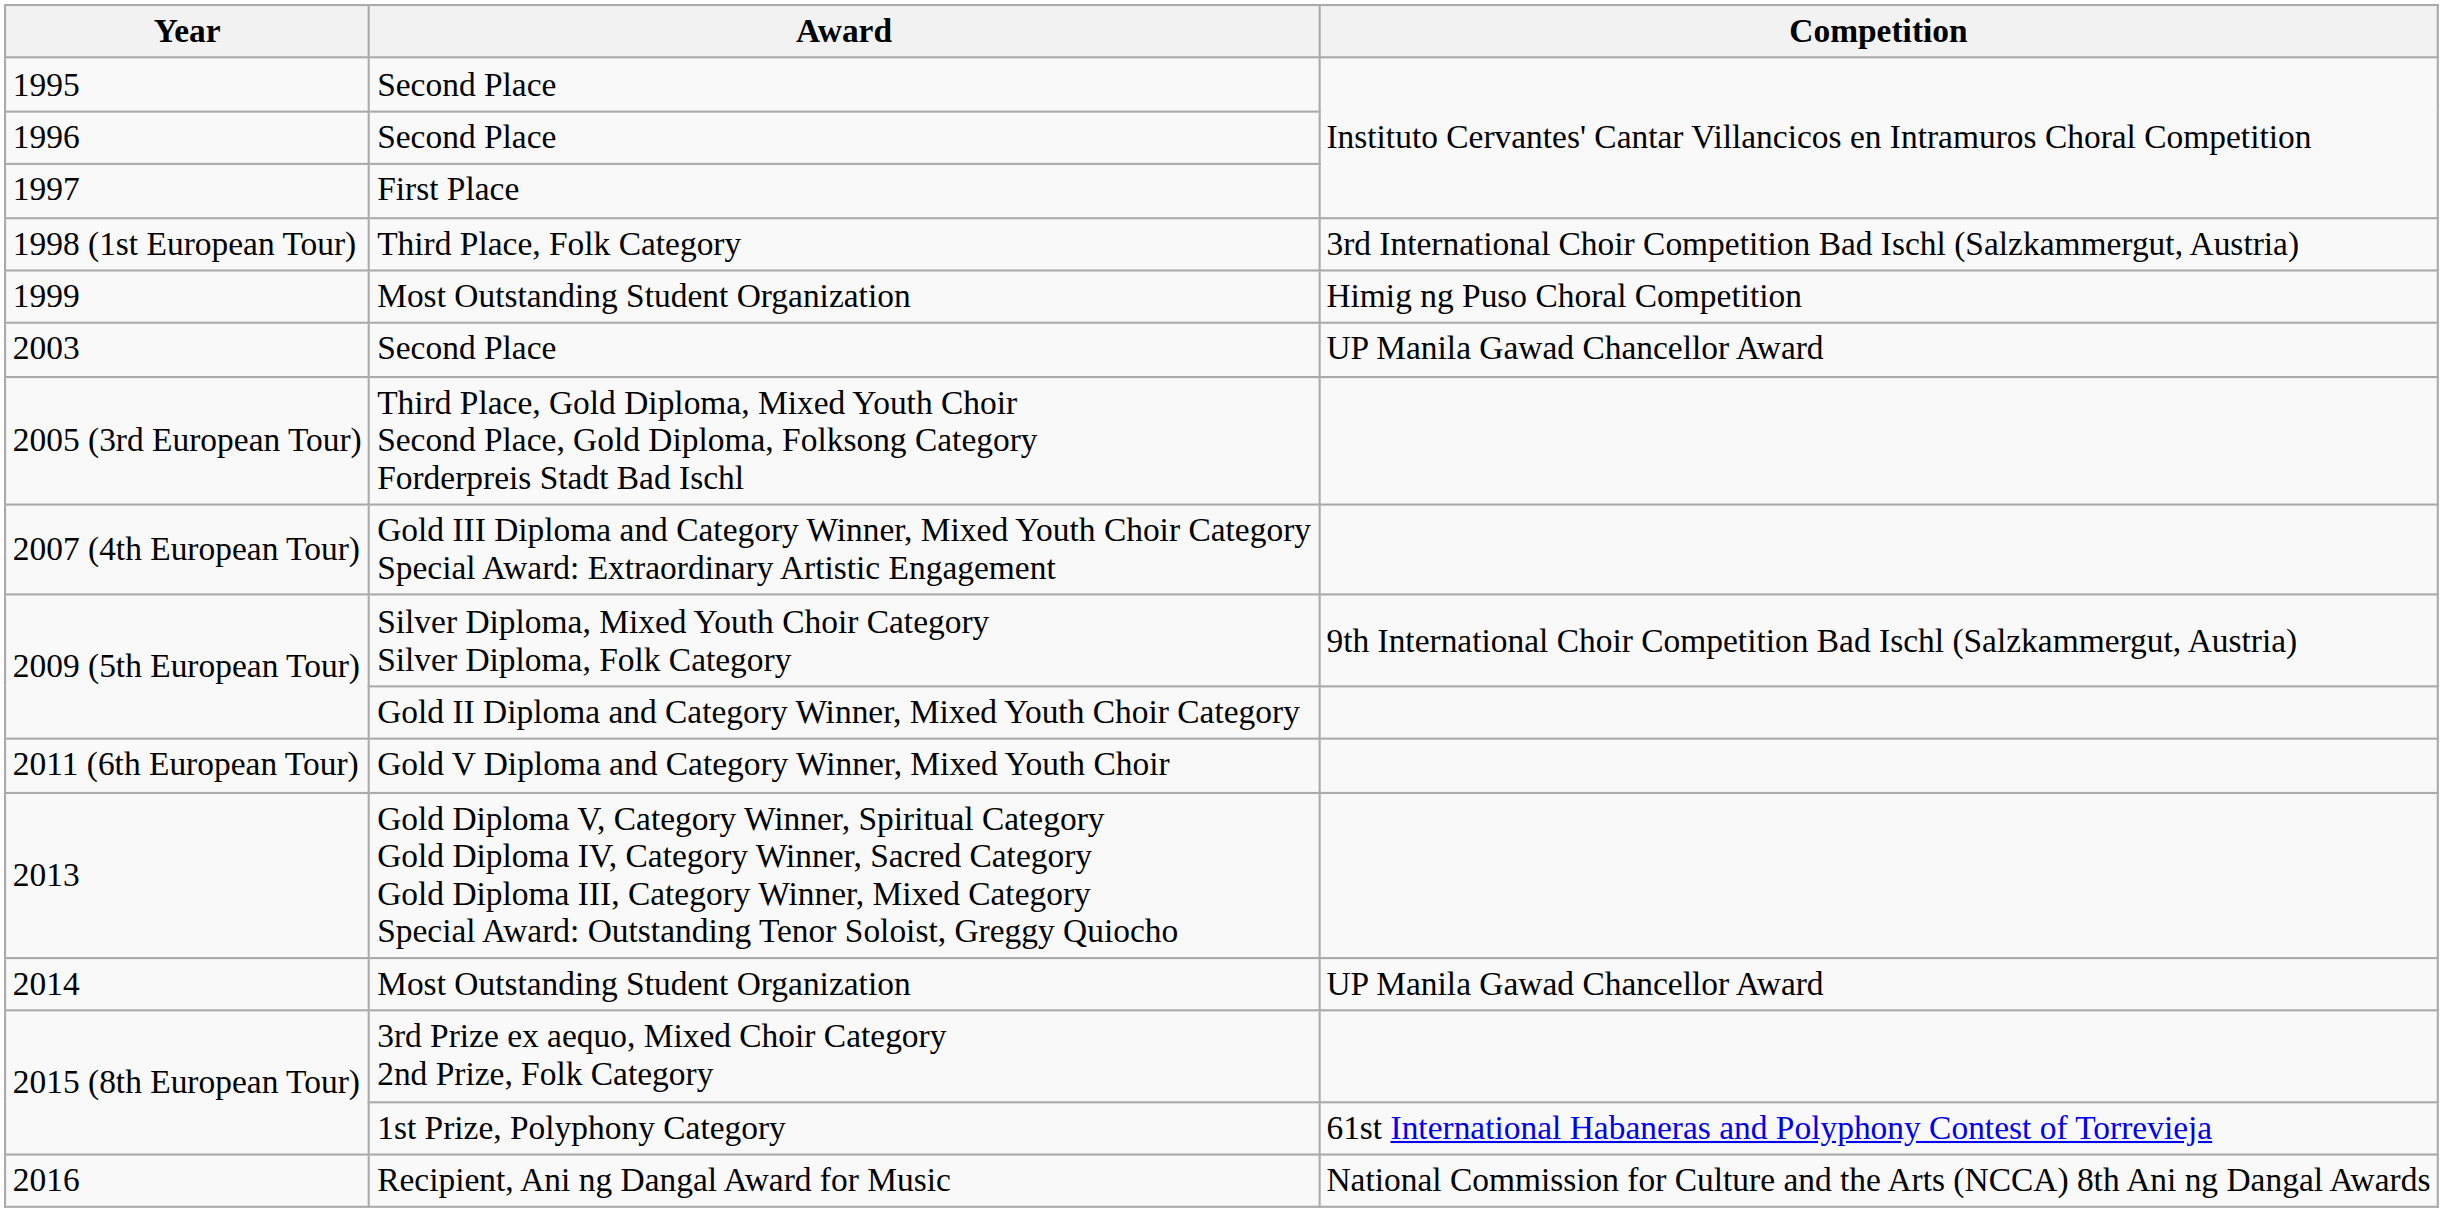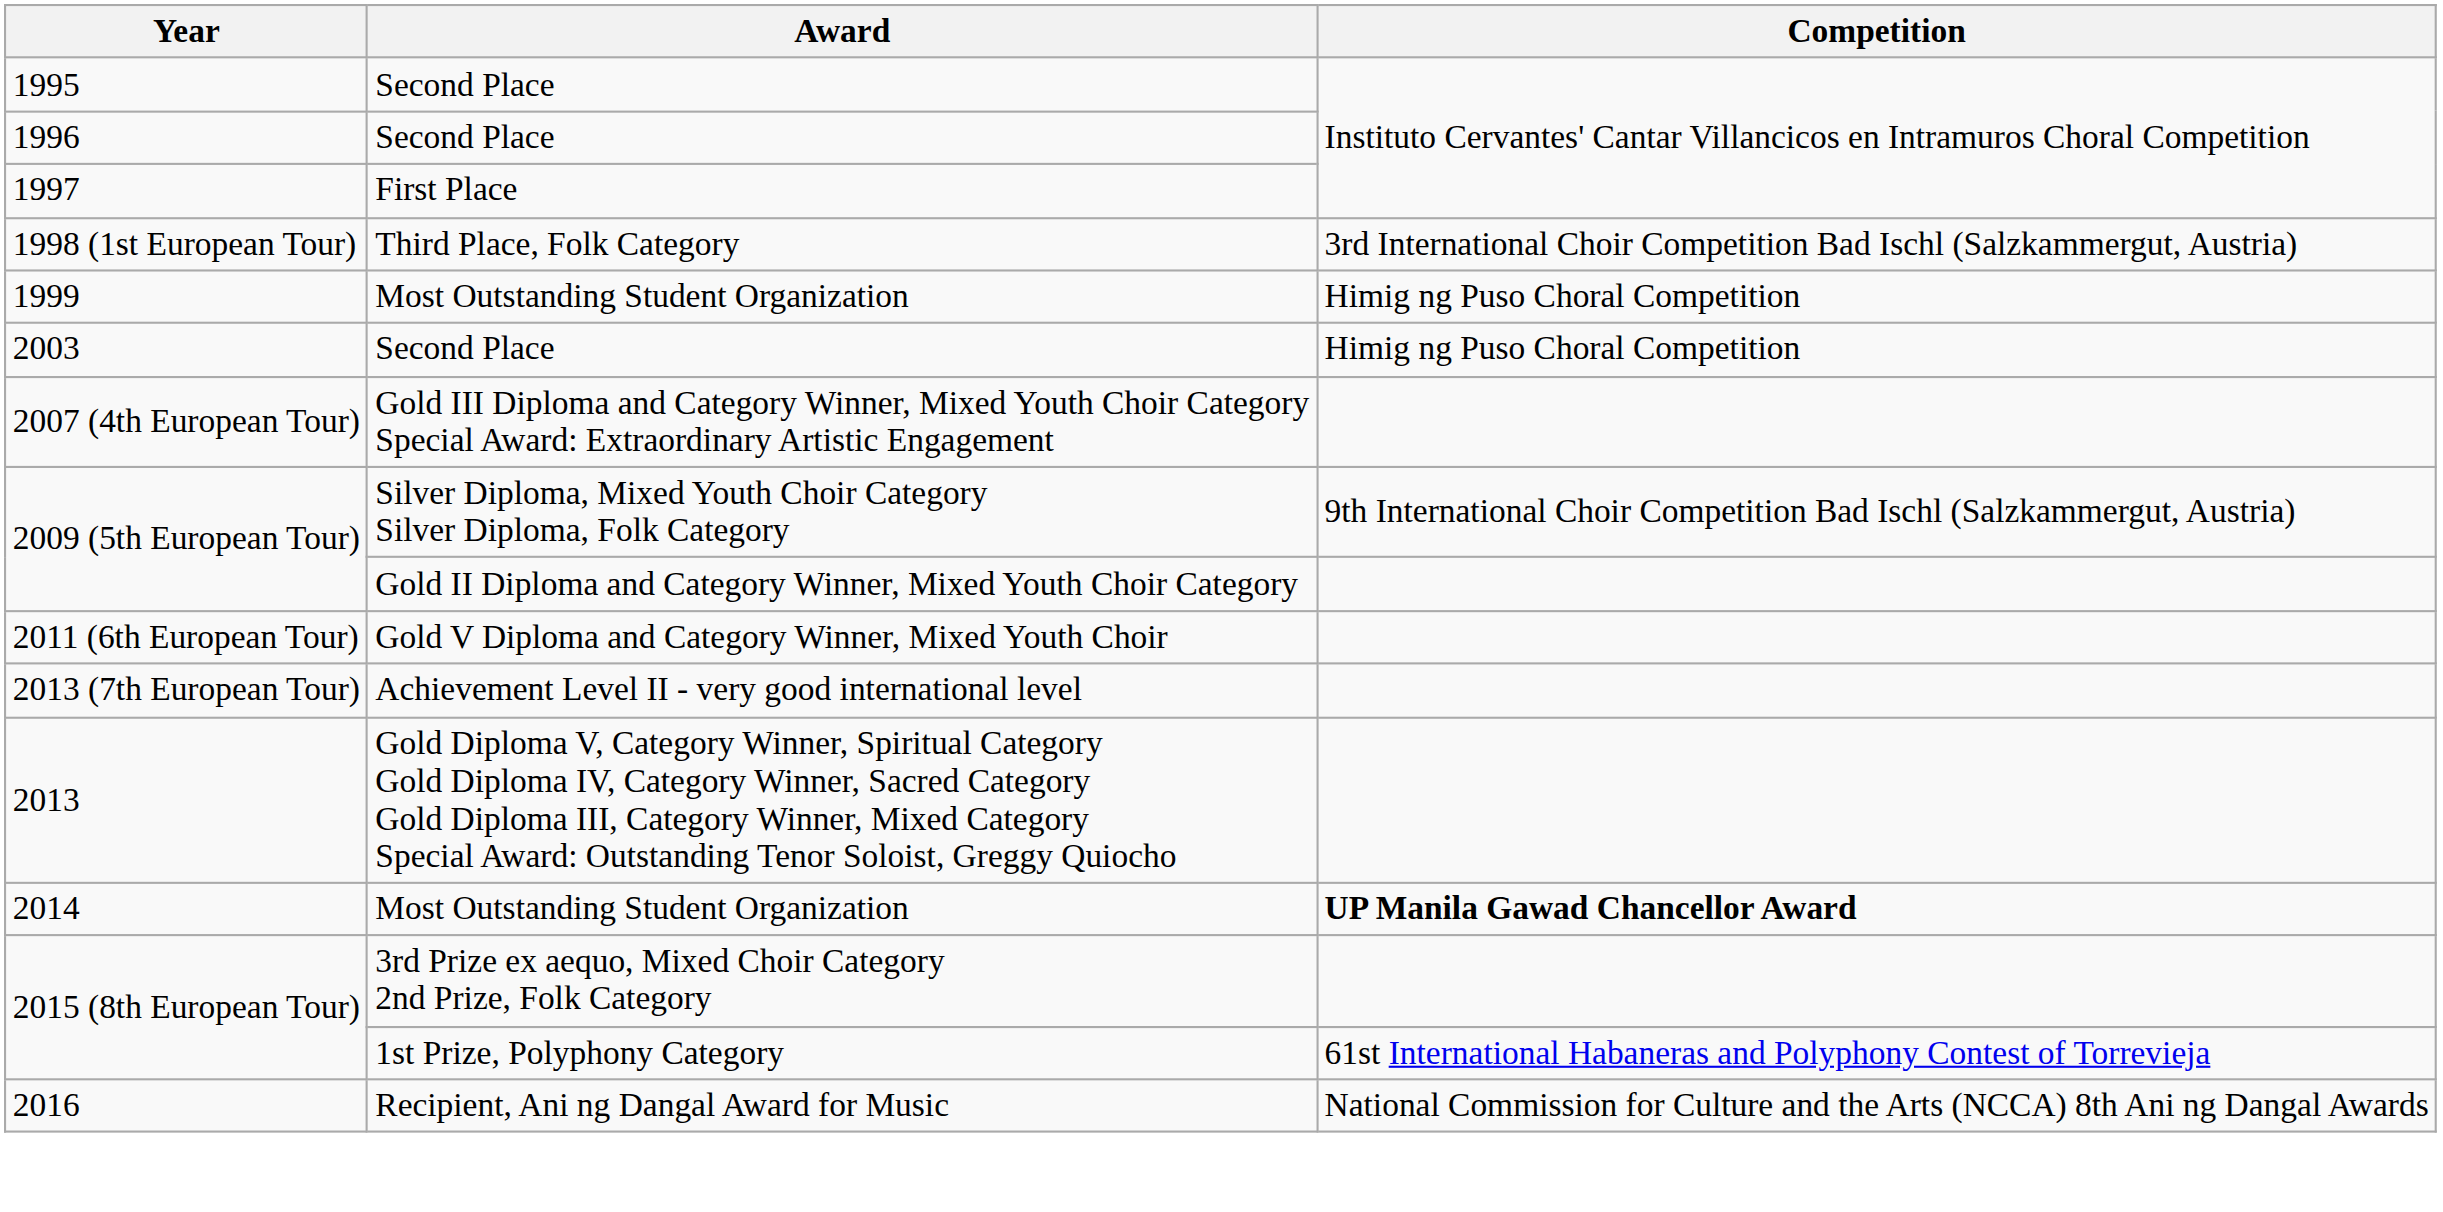(1575, 349) UP Manila Gawad Chancellor Award -> (1562, 349) Himig ng Puso Choral Competition
- row: (187, 439)
+ row: (186, 689)
(1575, 983) normal -> (1591, 908) bold
